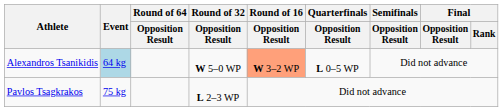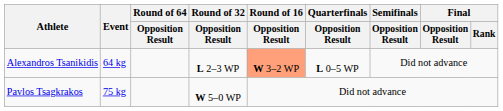(114, 63) lightblue background -> (114, 63) no background
(218, 69) W 5–0 WP -> (218, 69) L 2–3 WP
(218, 98) L 2–3 WP -> (218, 98) W 5–0 WP
